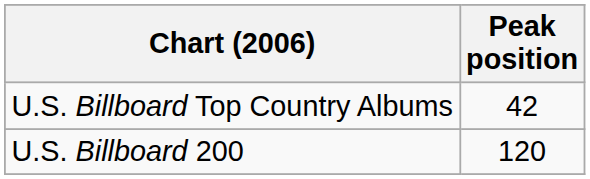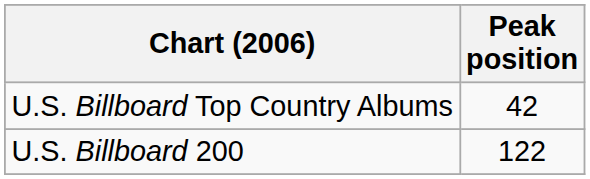(522, 151) 120 -> (522, 151) 122
